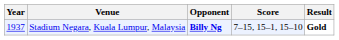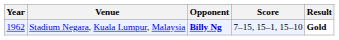(16, 27) 1937 -> (16, 27) 1962
